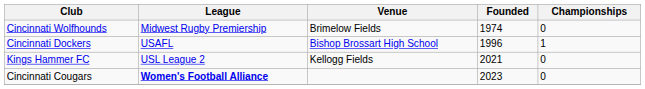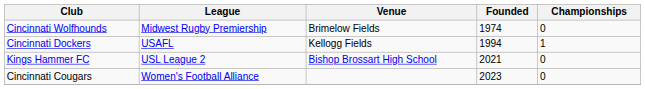(374, 44) Bishop Brossart High School -> (340, 44) Kellogg Fields
(491, 44) 1996 -> (490, 44) 1994
(341, 60) Kellogg Fields -> (373, 60) Bishop Brossart High School
(204, 76) bold -> (200, 76) normal
